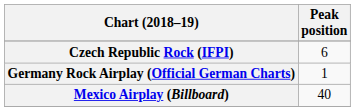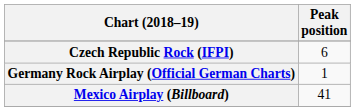(324, 95) 40 -> (324, 95) 41
